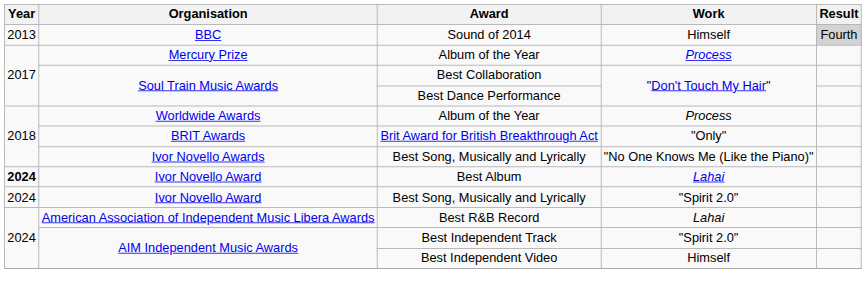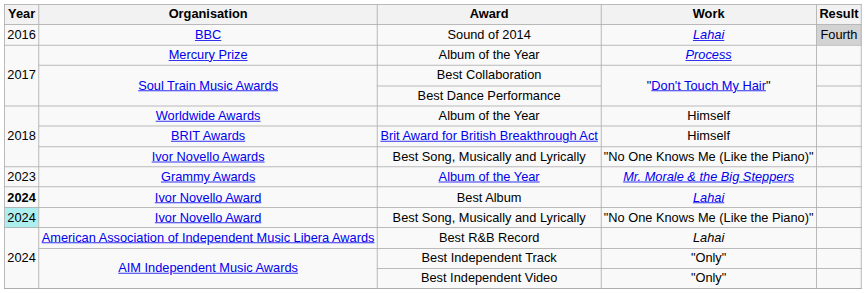(22, 34) 2013 -> (22, 34) 2016
(709, 34) Himself -> (709, 34) Lahai
(709, 116) Process -> (709, 116) Himself
(709, 136) "Only" -> (709, 136) Himself
+ row: (208, 177)
(22, 197) no background -> (22, 217) paleturquoise background
(709, 197) "Spirit 2.0" -> (709, 217) "No One Knows Me (Like the Piano)"
(709, 237) "Spirit 2.0" -> (709, 258) "Only"
(709, 258) Himself -> (709, 278) "Only"
